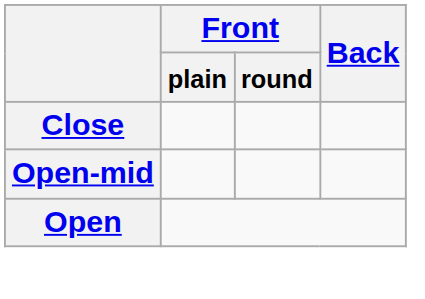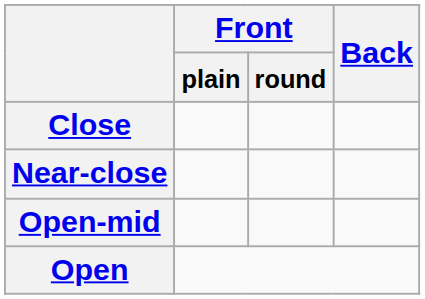+ row: (90, 173)
